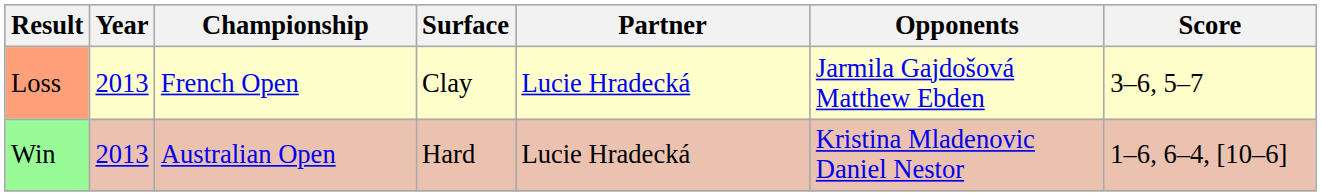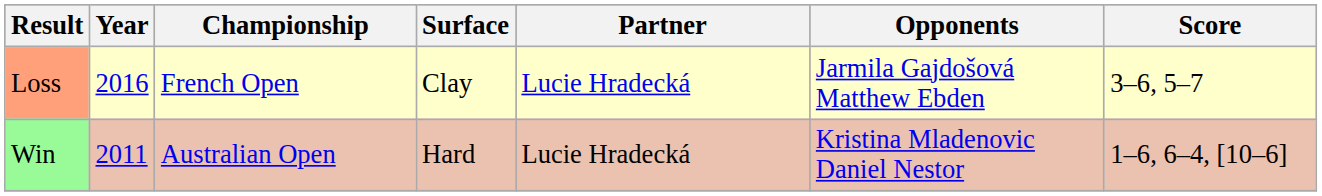(122, 82) 2013 -> (122, 82) 2016
(122, 154) 2013 -> (122, 154) 2011
